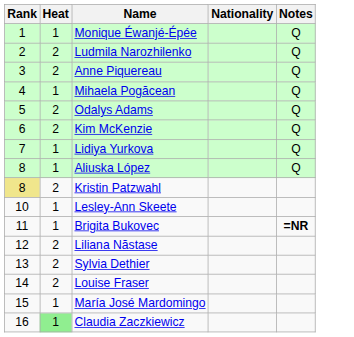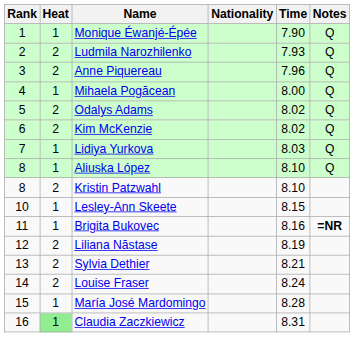+ column: (293, 14)
(22, 187) khaki background -> (22, 187) no background
